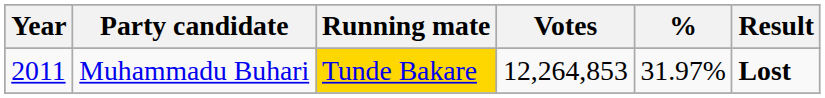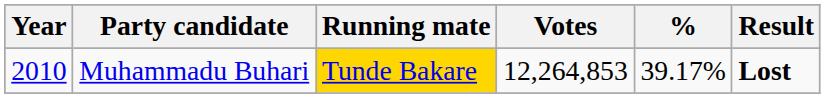(38, 70) 2011 -> (39, 70) 2010
(683, 70) 31.97% -> (683, 70) 39.17%
